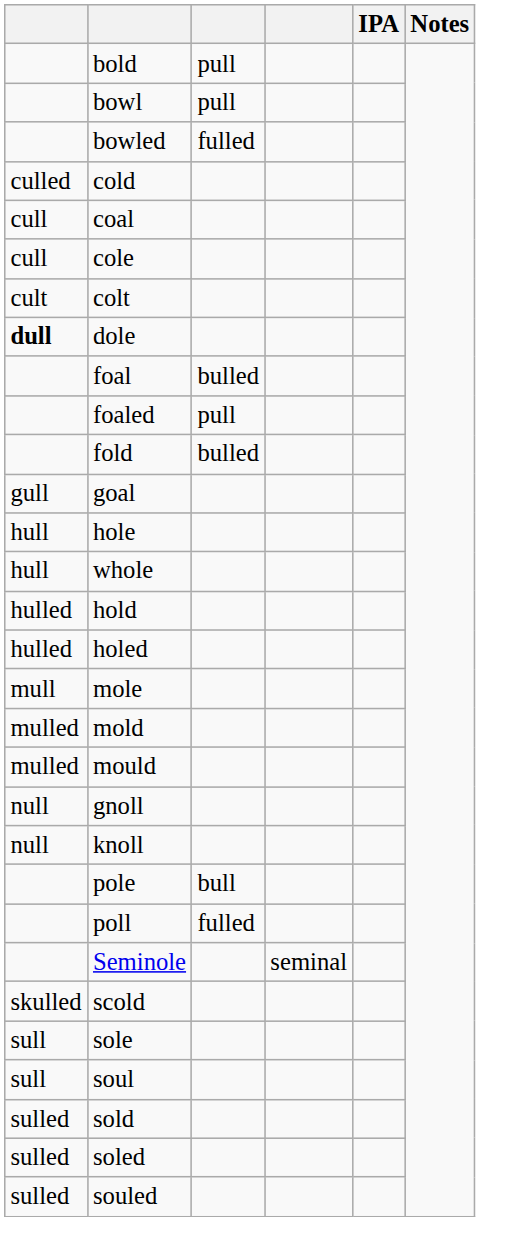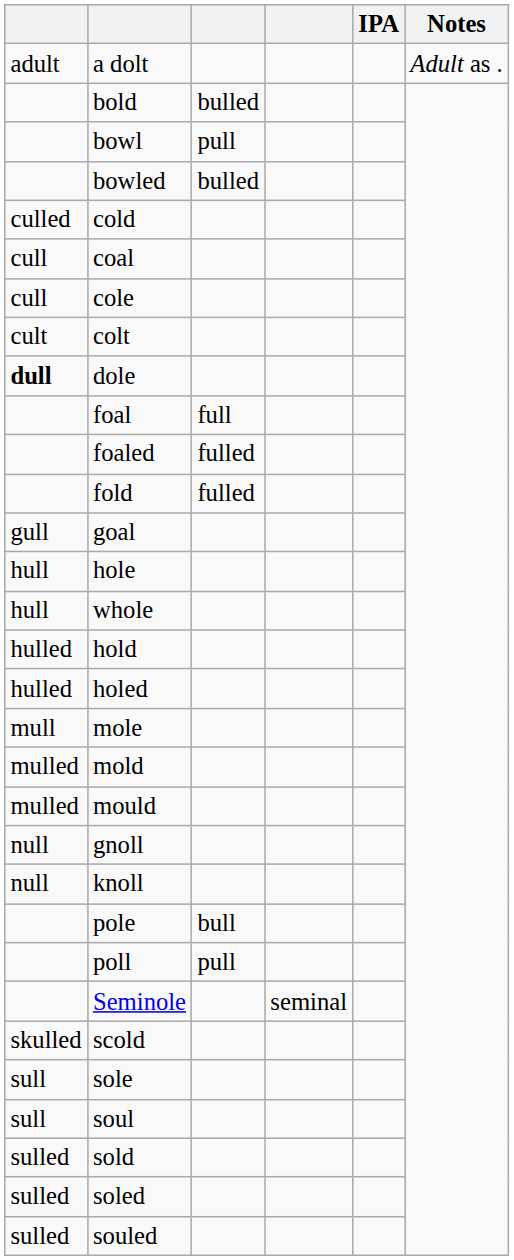+ row: (121, 63)
(217, 63) pull -> (228, 102) bulled
(226, 141) fulled -> (228, 180) bulled
(228, 375) bulled -> (215, 414) full
(217, 414) pull -> (226, 453) fulled
(228, 453) bulled -> (226, 492) fulled
(226, 922) fulled -> (217, 961) pull
